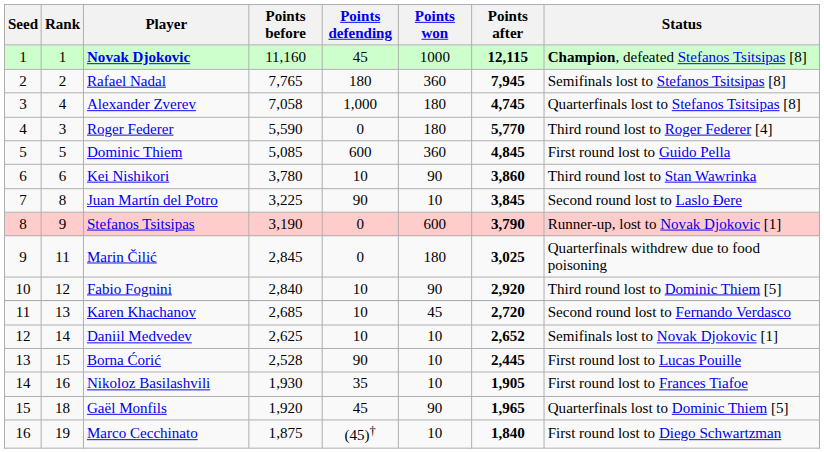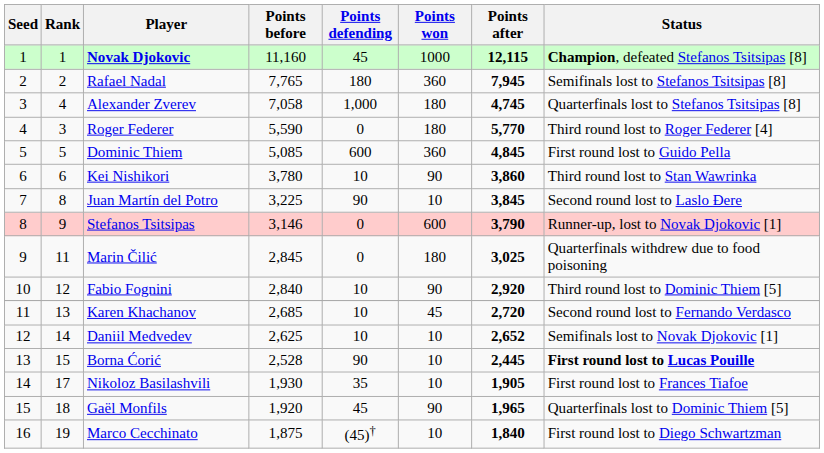(286, 224) 3,190 -> (286, 224) 3,146
(644, 360) normal -> (651, 360) bold
(63, 384) 16 -> (63, 384) 17
